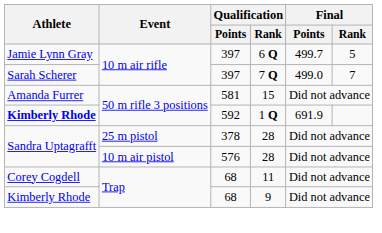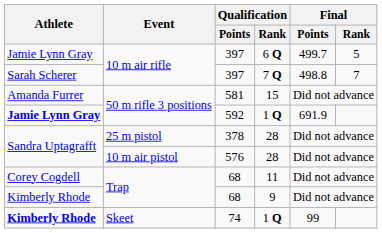(309, 75) 499.0 -> (313, 75) 498.8
(52, 116) Kimberly Rhode -> (54, 116) Jamie Lynn Gray
+ row: (235, 218)
